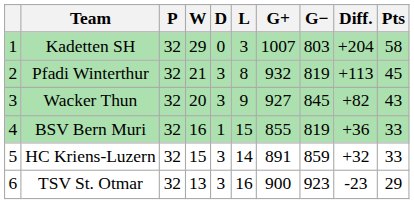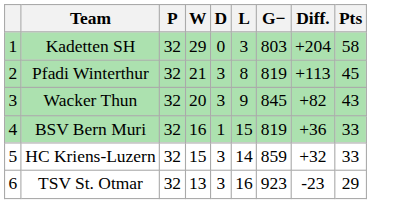- column: (278, 18)
